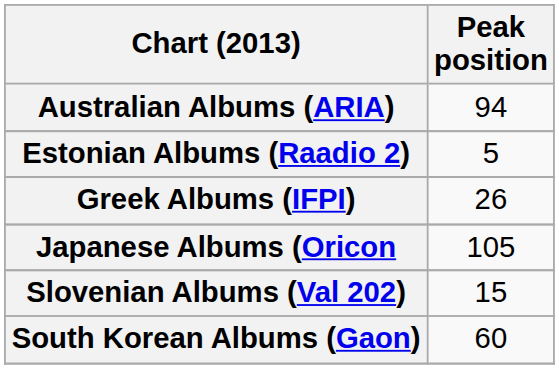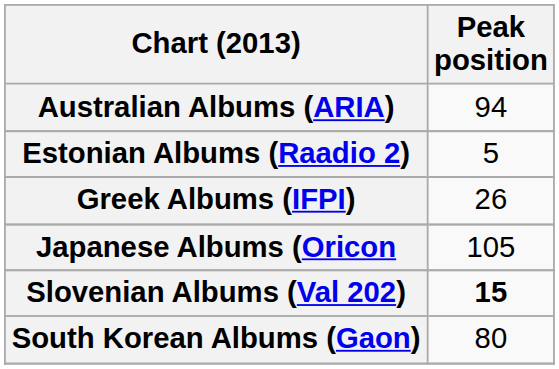(491, 292) normal -> (491, 292) bold
(491, 339) 60 -> (491, 339) 80
